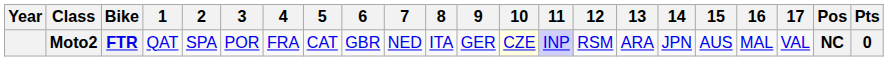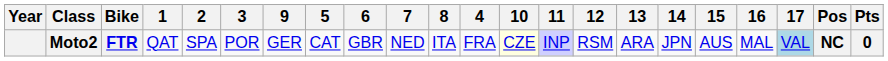columns swapped: (283, 17) <-> (478, 17)
(795, 42) no background -> (795, 42) lightblue background
